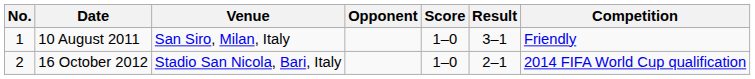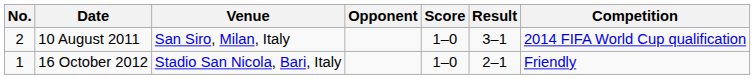(20, 39) 1 -> (20, 39) 2
(550, 39) Friendly -> (635, 39) 2014 FIFA World Cup qualification
(20, 62) 2 -> (20, 62) 1
(635, 62) 2014 FIFA World Cup qualification -> (550, 62) Friendly
